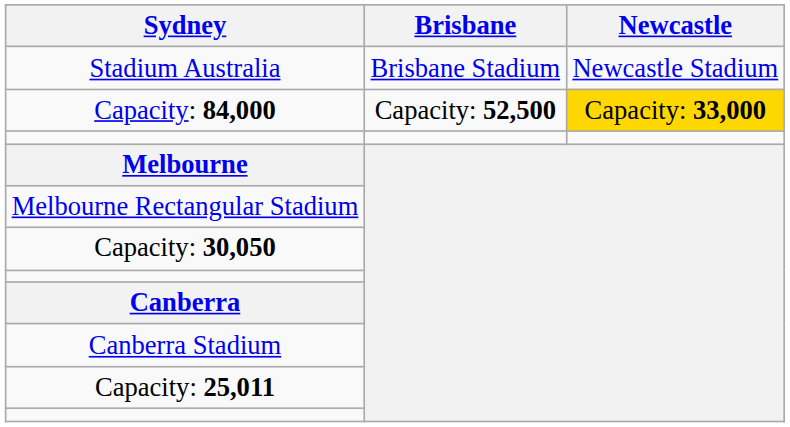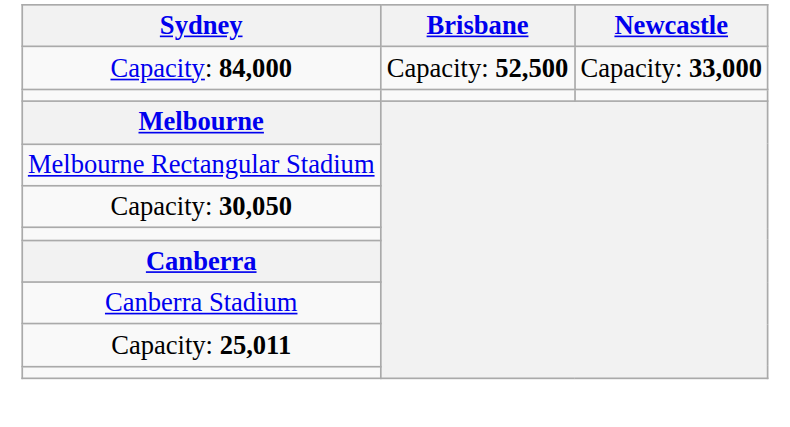- row: (185, 67)
(675, 109) gold background -> (671, 67) no background
